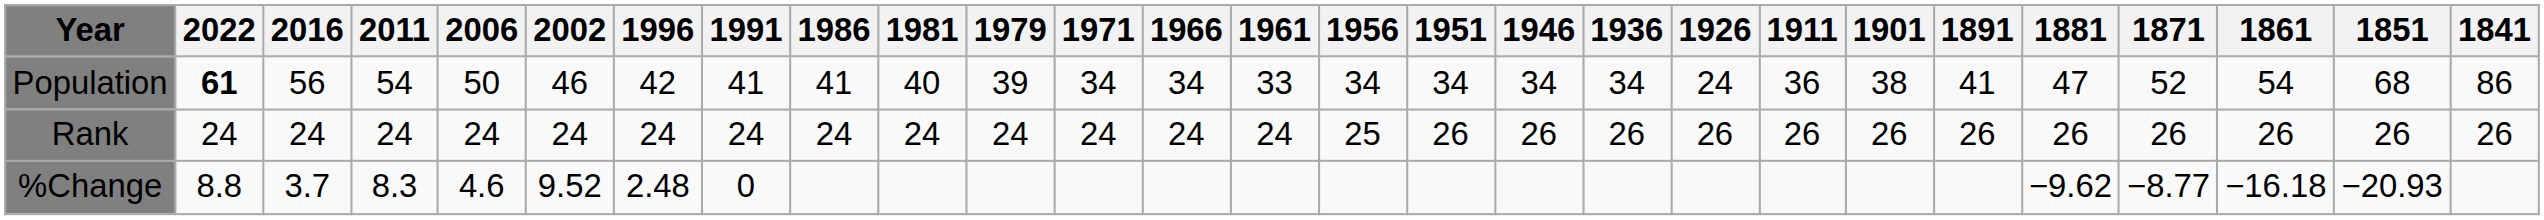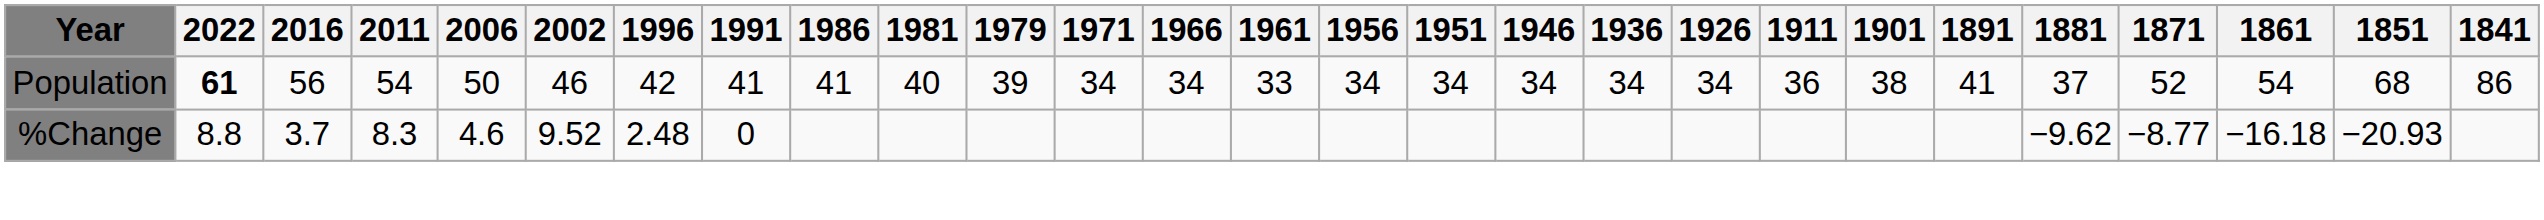(1715, 82) 24 -> (1715, 82) 34
(2070, 82) 47 -> (2070, 82) 37
- row: (90, 134)
